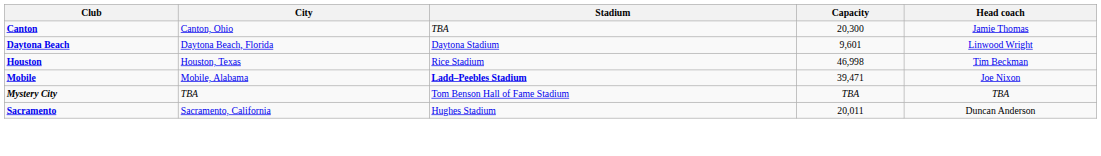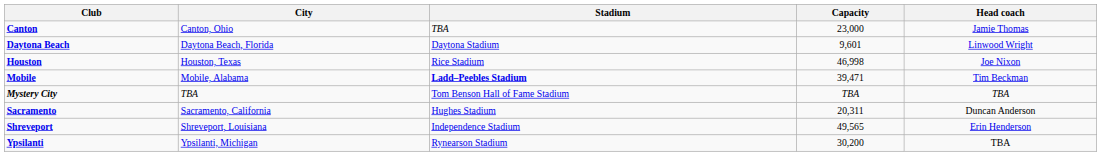(850, 29) 20,300 -> (850, 29) 23,000
(1001, 61) Tim Beckman -> (1001, 61) Joe Nixon
(1001, 77) Joe Nixon -> (1001, 77) Tim Beckman
(850, 110) 20,011 -> (850, 110) 20,311
+ row: (30, 126)
+ row: (25, 143)
